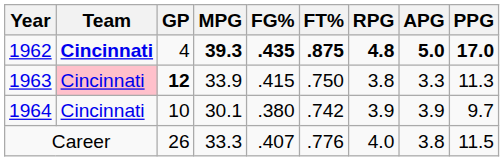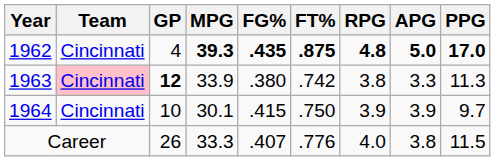(107, 50) bold -> (103, 50) normal
(276, 81) .415 -> (268, 81) .380
(325, 81) .750 -> (317, 81) .742
(276, 111) .380 -> (268, 111) .415
(325, 111) .742 -> (317, 111) .750
